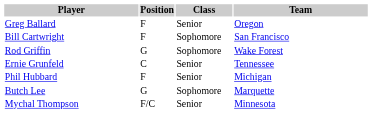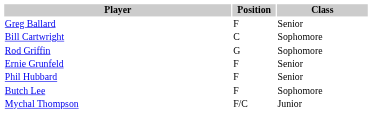- column: (301, 10)
(143, 37) F -> (236, 37) C
(144, 64) C -> (236, 64) F
(144, 91) G -> (236, 91) F
(189, 104) Senior -> (290, 104) Junior
